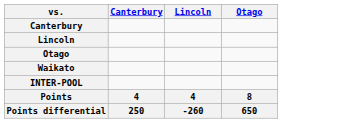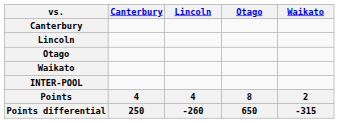+ column: (306, 11)
